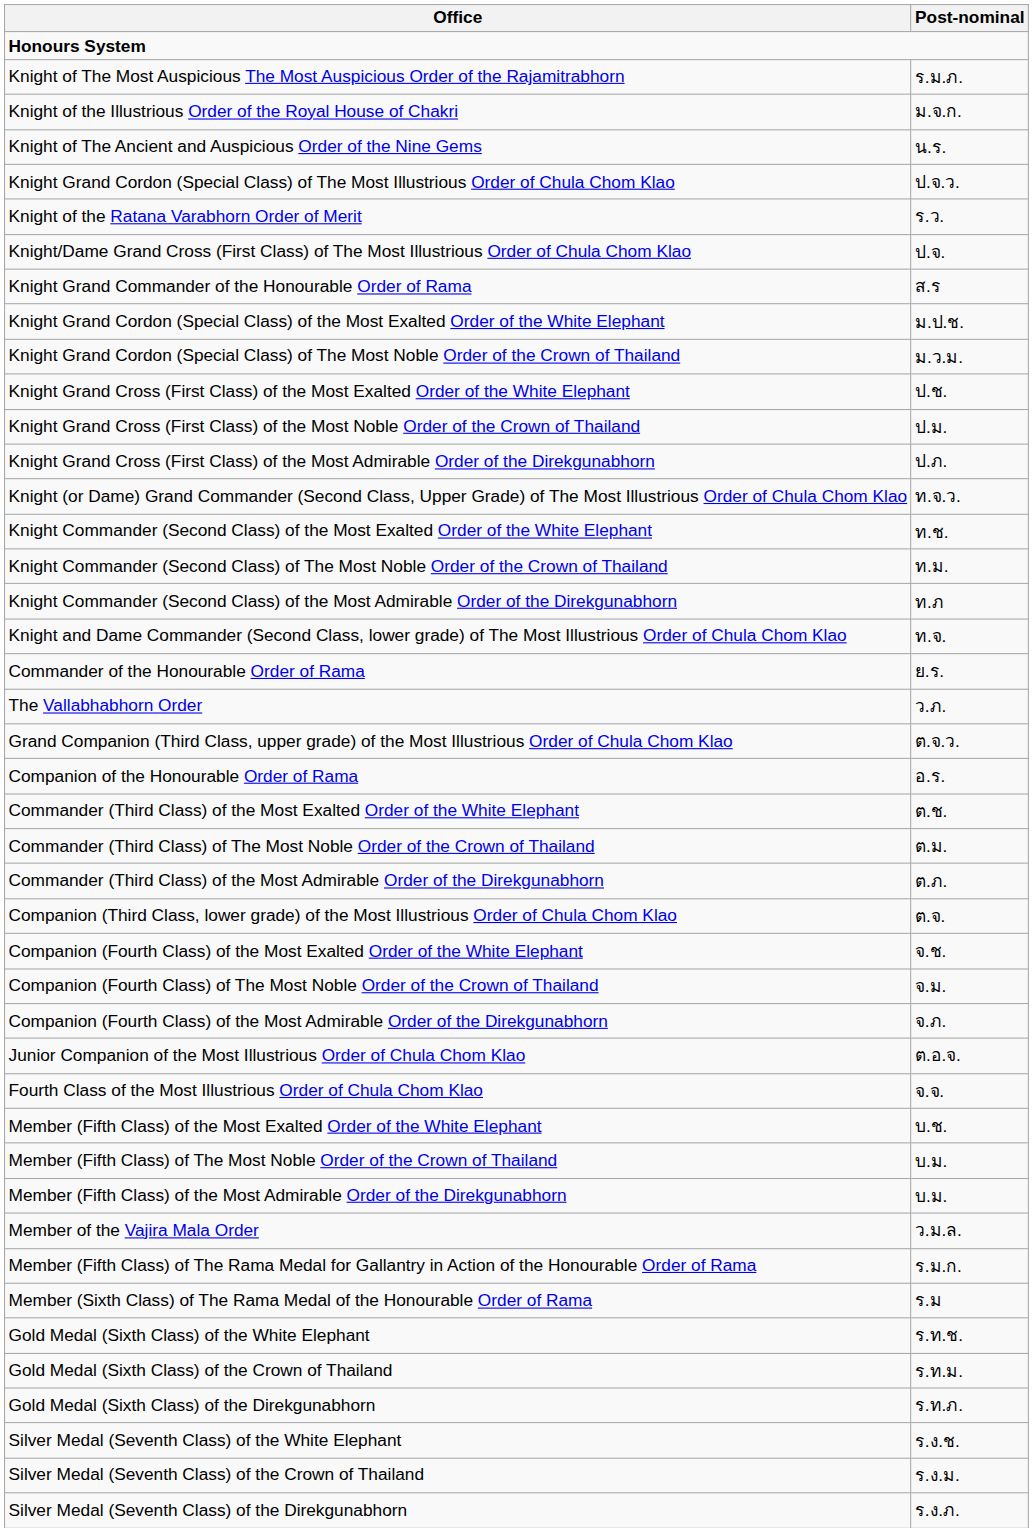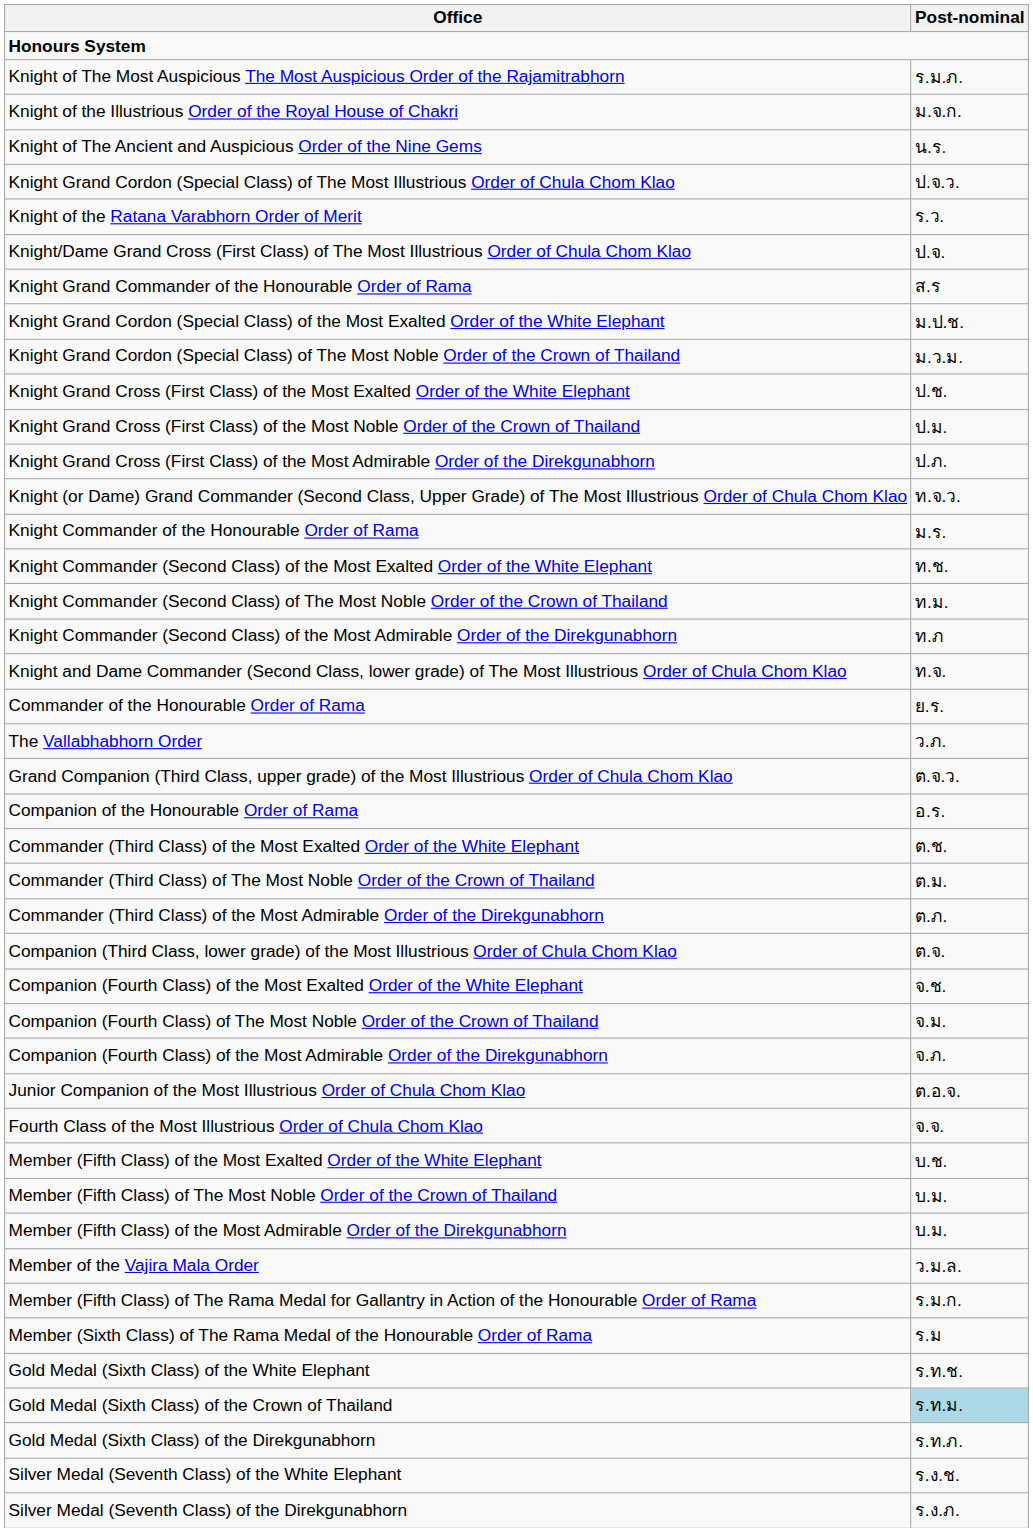+ row: (214, 531)
(939, 1371) no background -> (939, 1406) lightblue background
- row: (216, 1475)
